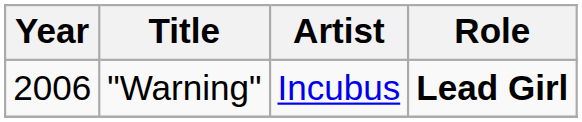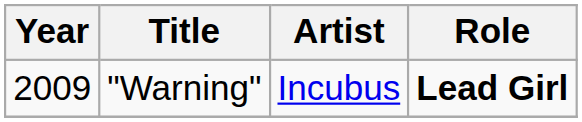(52, 87) 2006 -> (52, 87) 2009
